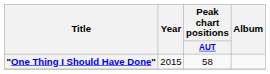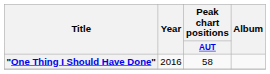(171, 61) 2015 -> (171, 61) 2016
